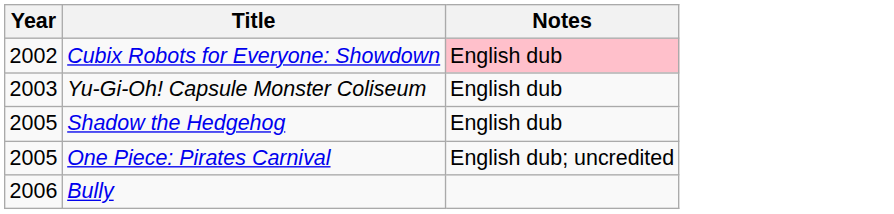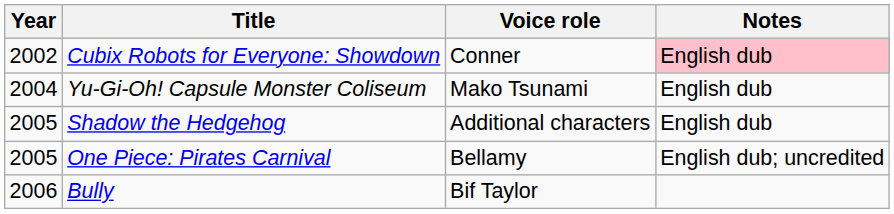+ column: (550, 21)
(33, 89) 2003 -> (33, 89) 2004
